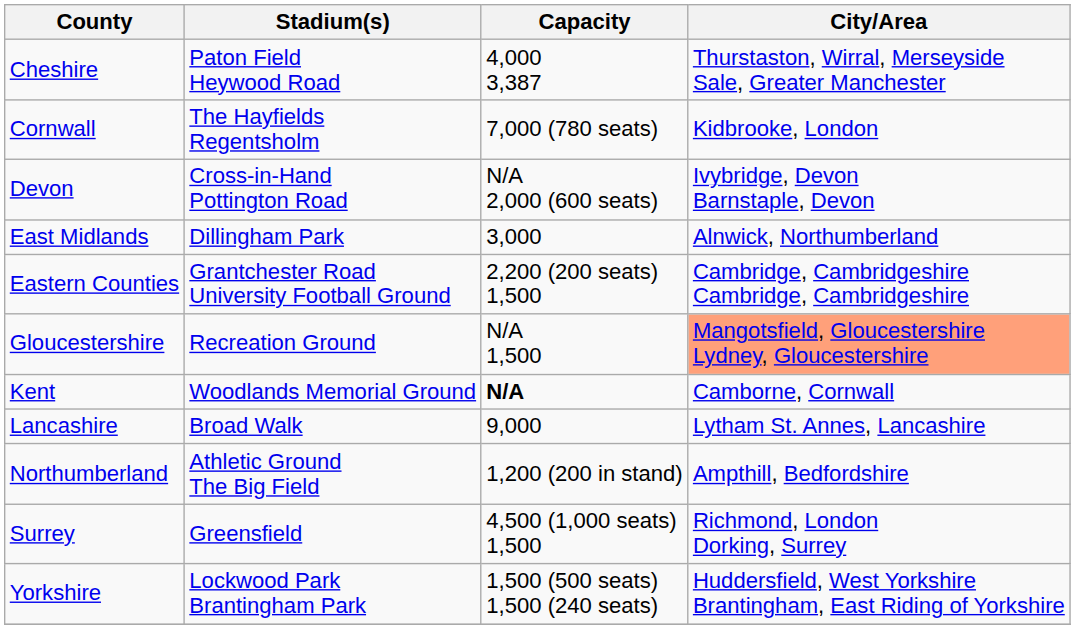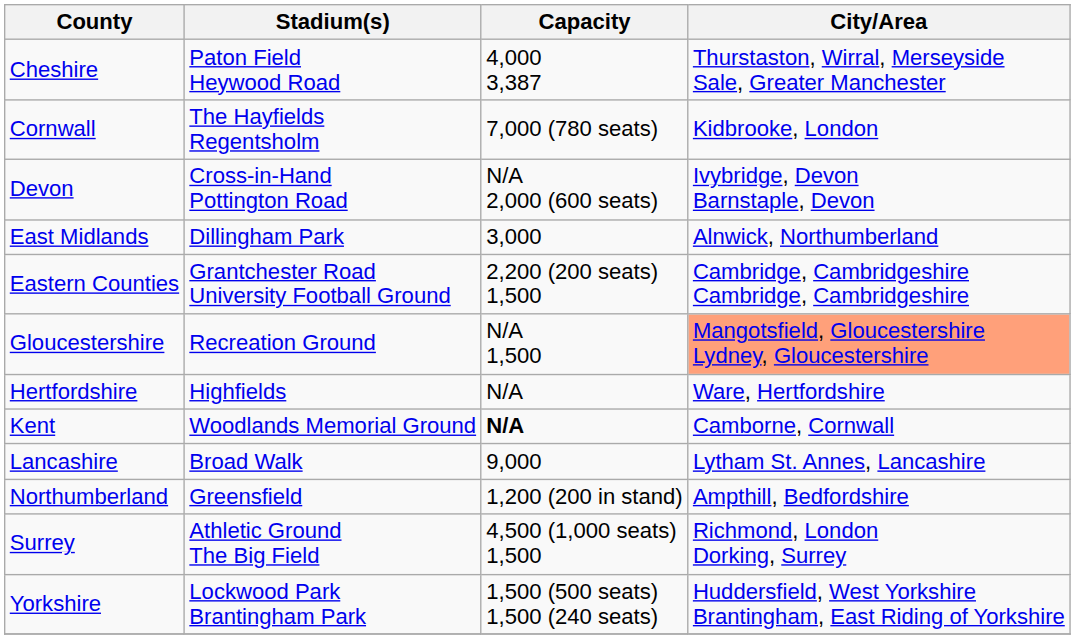+ row: (74, 391)
(265, 473) Athletic Ground The Big Field -> (246, 496) Greensfield
(246, 533) Greensfield -> (265, 543) Athletic Ground The Big Field
